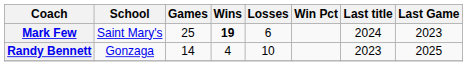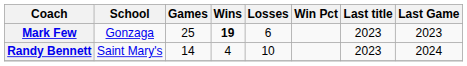(130, 33) Saint Mary's -> (130, 33) Gonzaga
(368, 33) 2024 -> (368, 33) 2023
(130, 52) Gonzaga -> (130, 52) Saint Mary's
(429, 52) 2025 -> (429, 52) 2024
